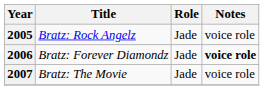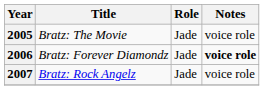(87, 34) Bratz: Rock Angelz -> (83, 34) Bratz: The Movie
(83, 74) Bratz: The Movie -> (87, 74) Bratz: Rock Angelz
